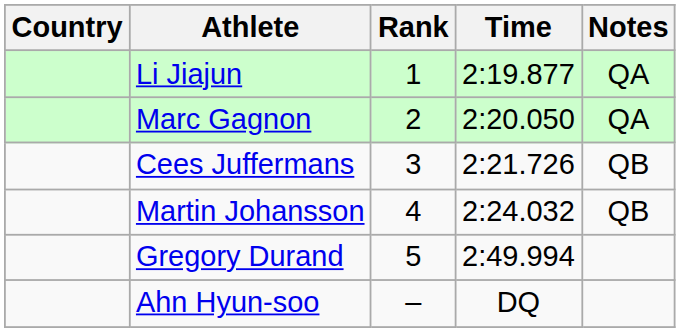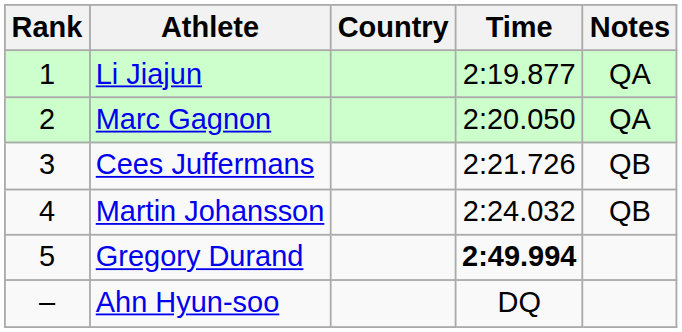columns swapped: (413, 27) <-> (67, 27)
(518, 257) normal -> (519, 257) bold
